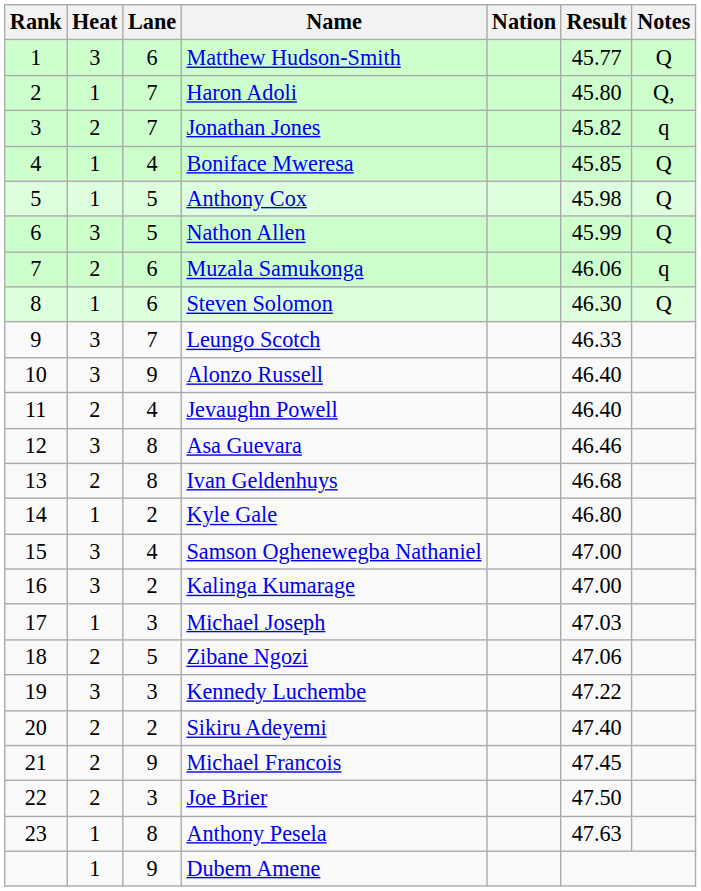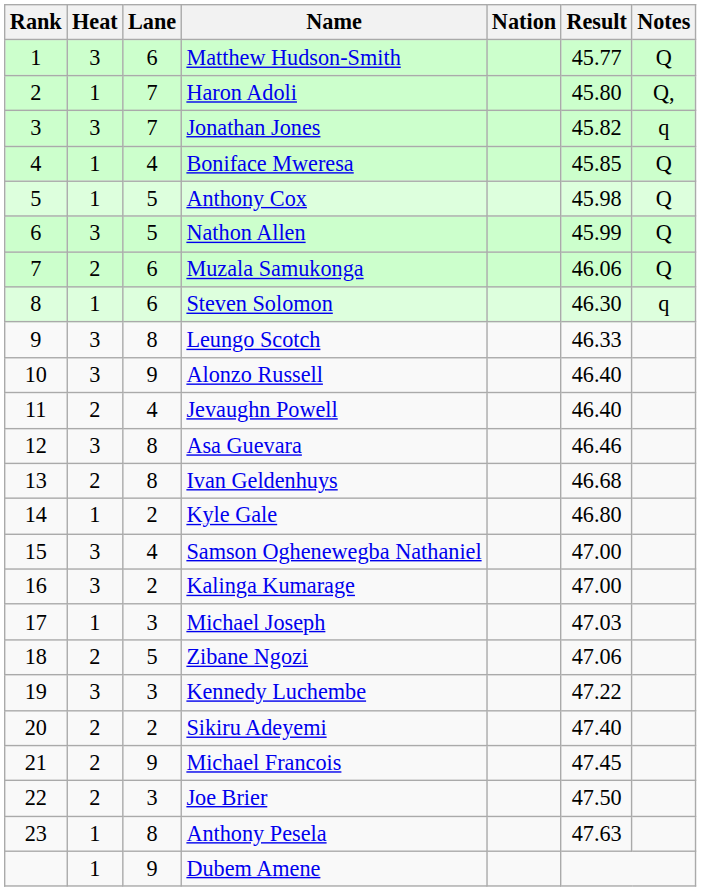(95, 127) 2 -> (95, 127) 3
(664, 269) q -> (664, 269) Q
(664, 304) Q -> (664, 304) q
(152, 339) 7 -> (152, 339) 8
